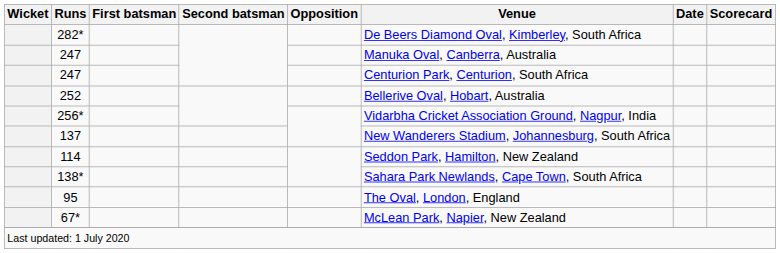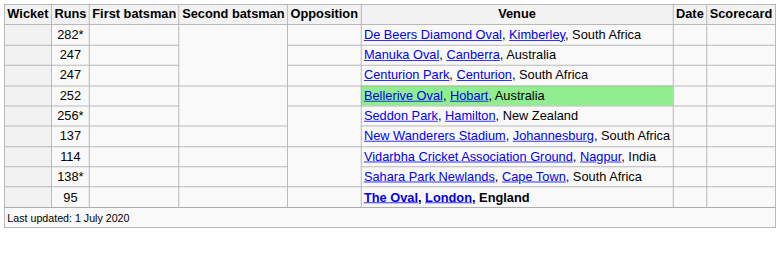(454, 95) no background -> (454, 95) lightgreen background
(510, 116) Vidarbha Cricket Association Ground, Nagpur, India -> (471, 116) Seddon Park, Hamilton, New Zealand
(471, 156) Seddon Park, Hamilton, New Zealand -> (510, 156) Vidarbha Cricket Association Ground, Nagpur, India
(442, 197) normal -> (447, 197) bold
- row: (28, 218)
